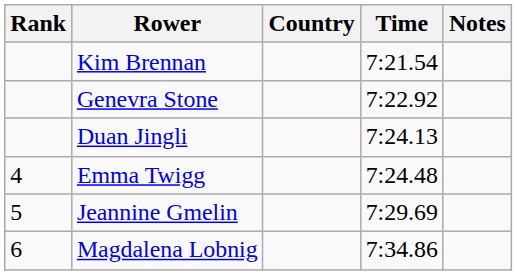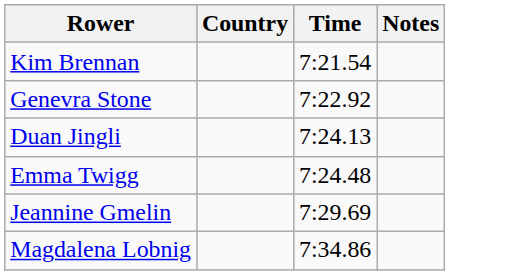- column: (38, 23)
